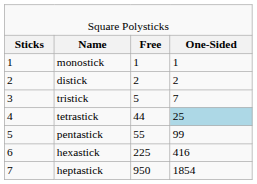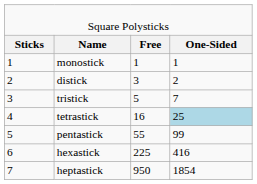(136, 80) 2 -> (136, 80) 3
(139, 116) 44 -> (139, 116) 16
